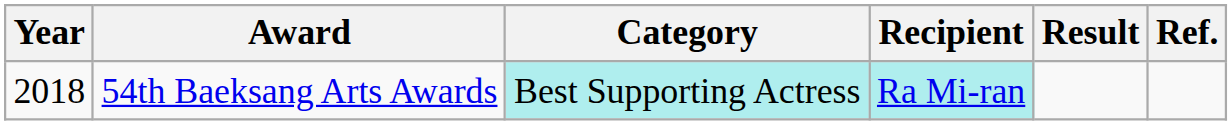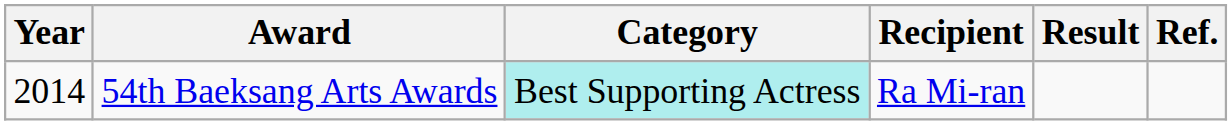(49, 89) 2018 -> (49, 89) 2014
(951, 89) paleturquoise background -> (951, 89) no background
